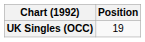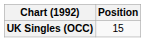(118, 28) 19 -> (118, 28) 15
